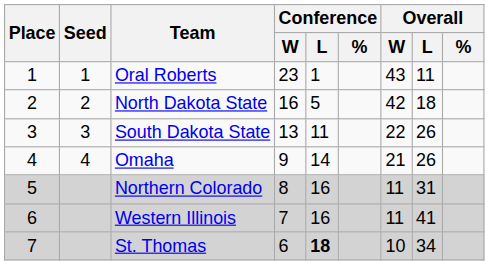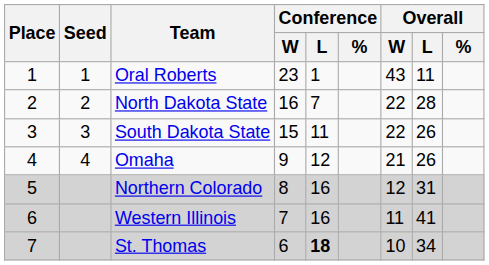(315, 103) 5 -> (315, 103) 7
(395, 103) 42 -> (395, 103) 22
(426, 103) 18 -> (426, 103) 28
(289, 132) 13 -> (289, 132) 15
(320, 160) 14 -> (320, 160) 12
(395, 189) 11 -> (395, 189) 12
